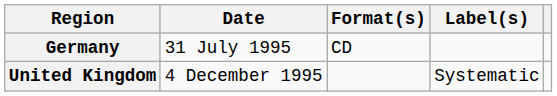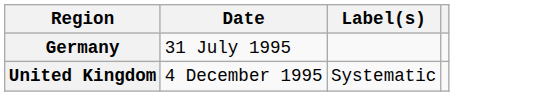- column: (378, 19)
